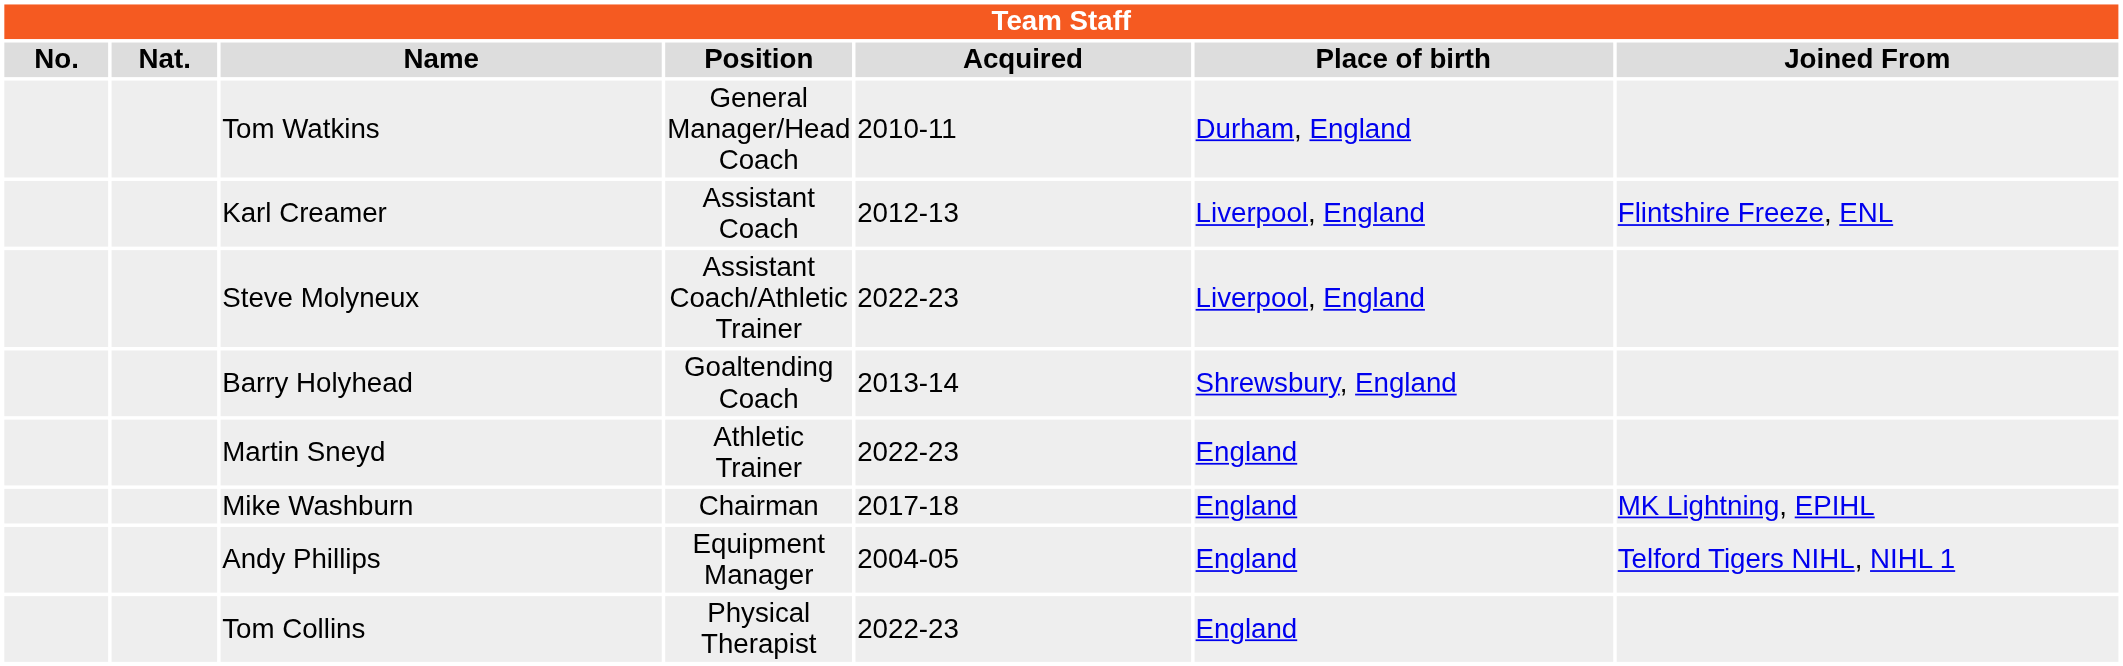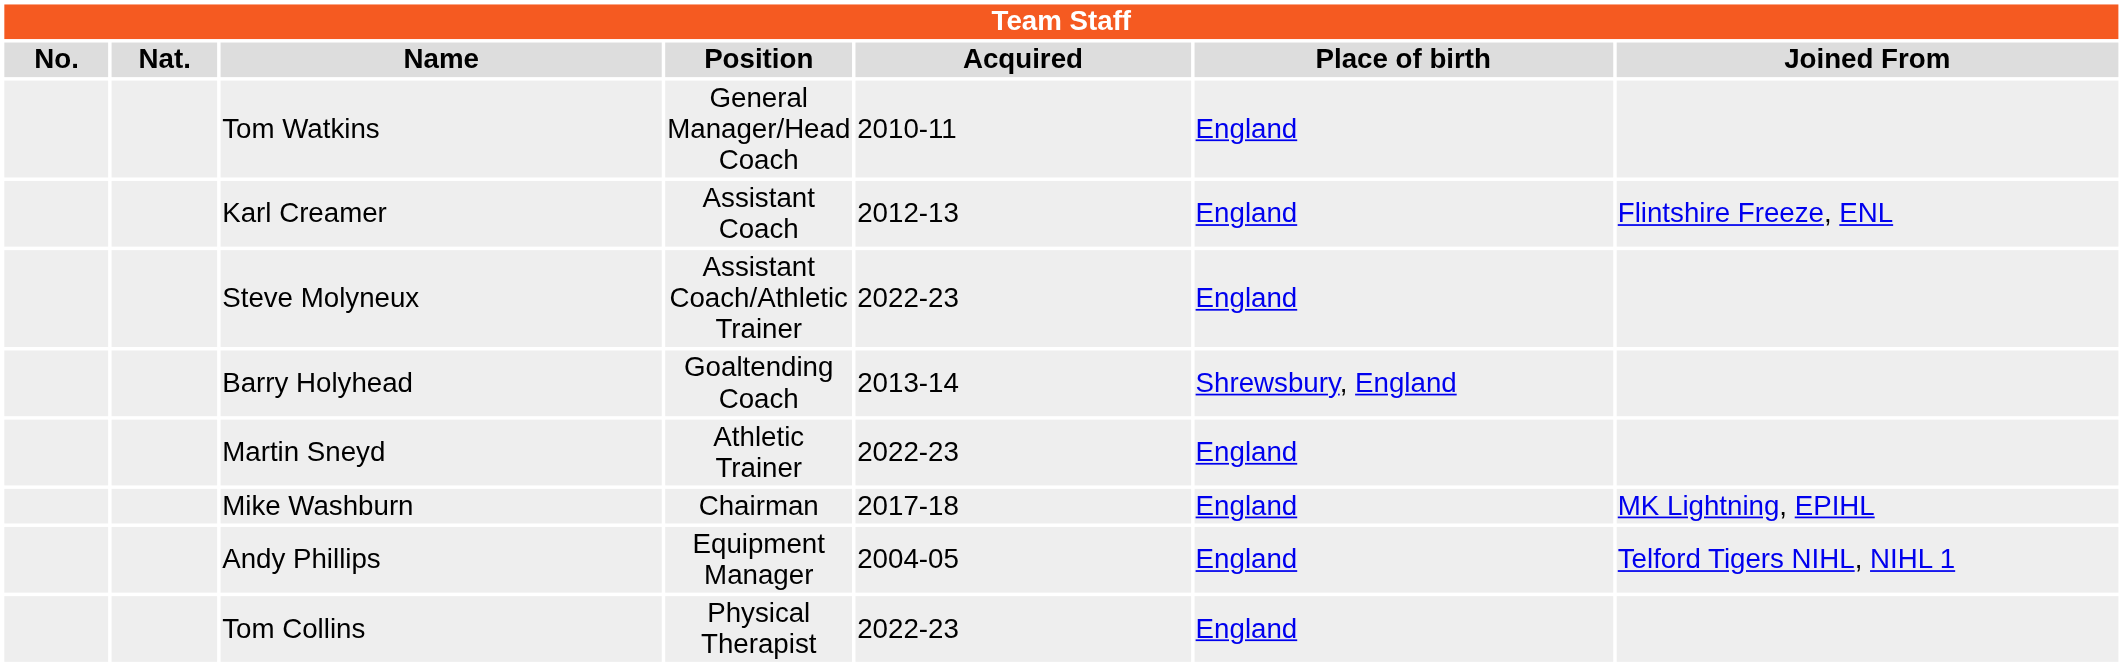(1303, 128) Durham, England -> (1246, 128) England
(1310, 213) Liverpool, England -> (1246, 213) England
(1310, 298) Liverpool, England -> (1246, 298) England
